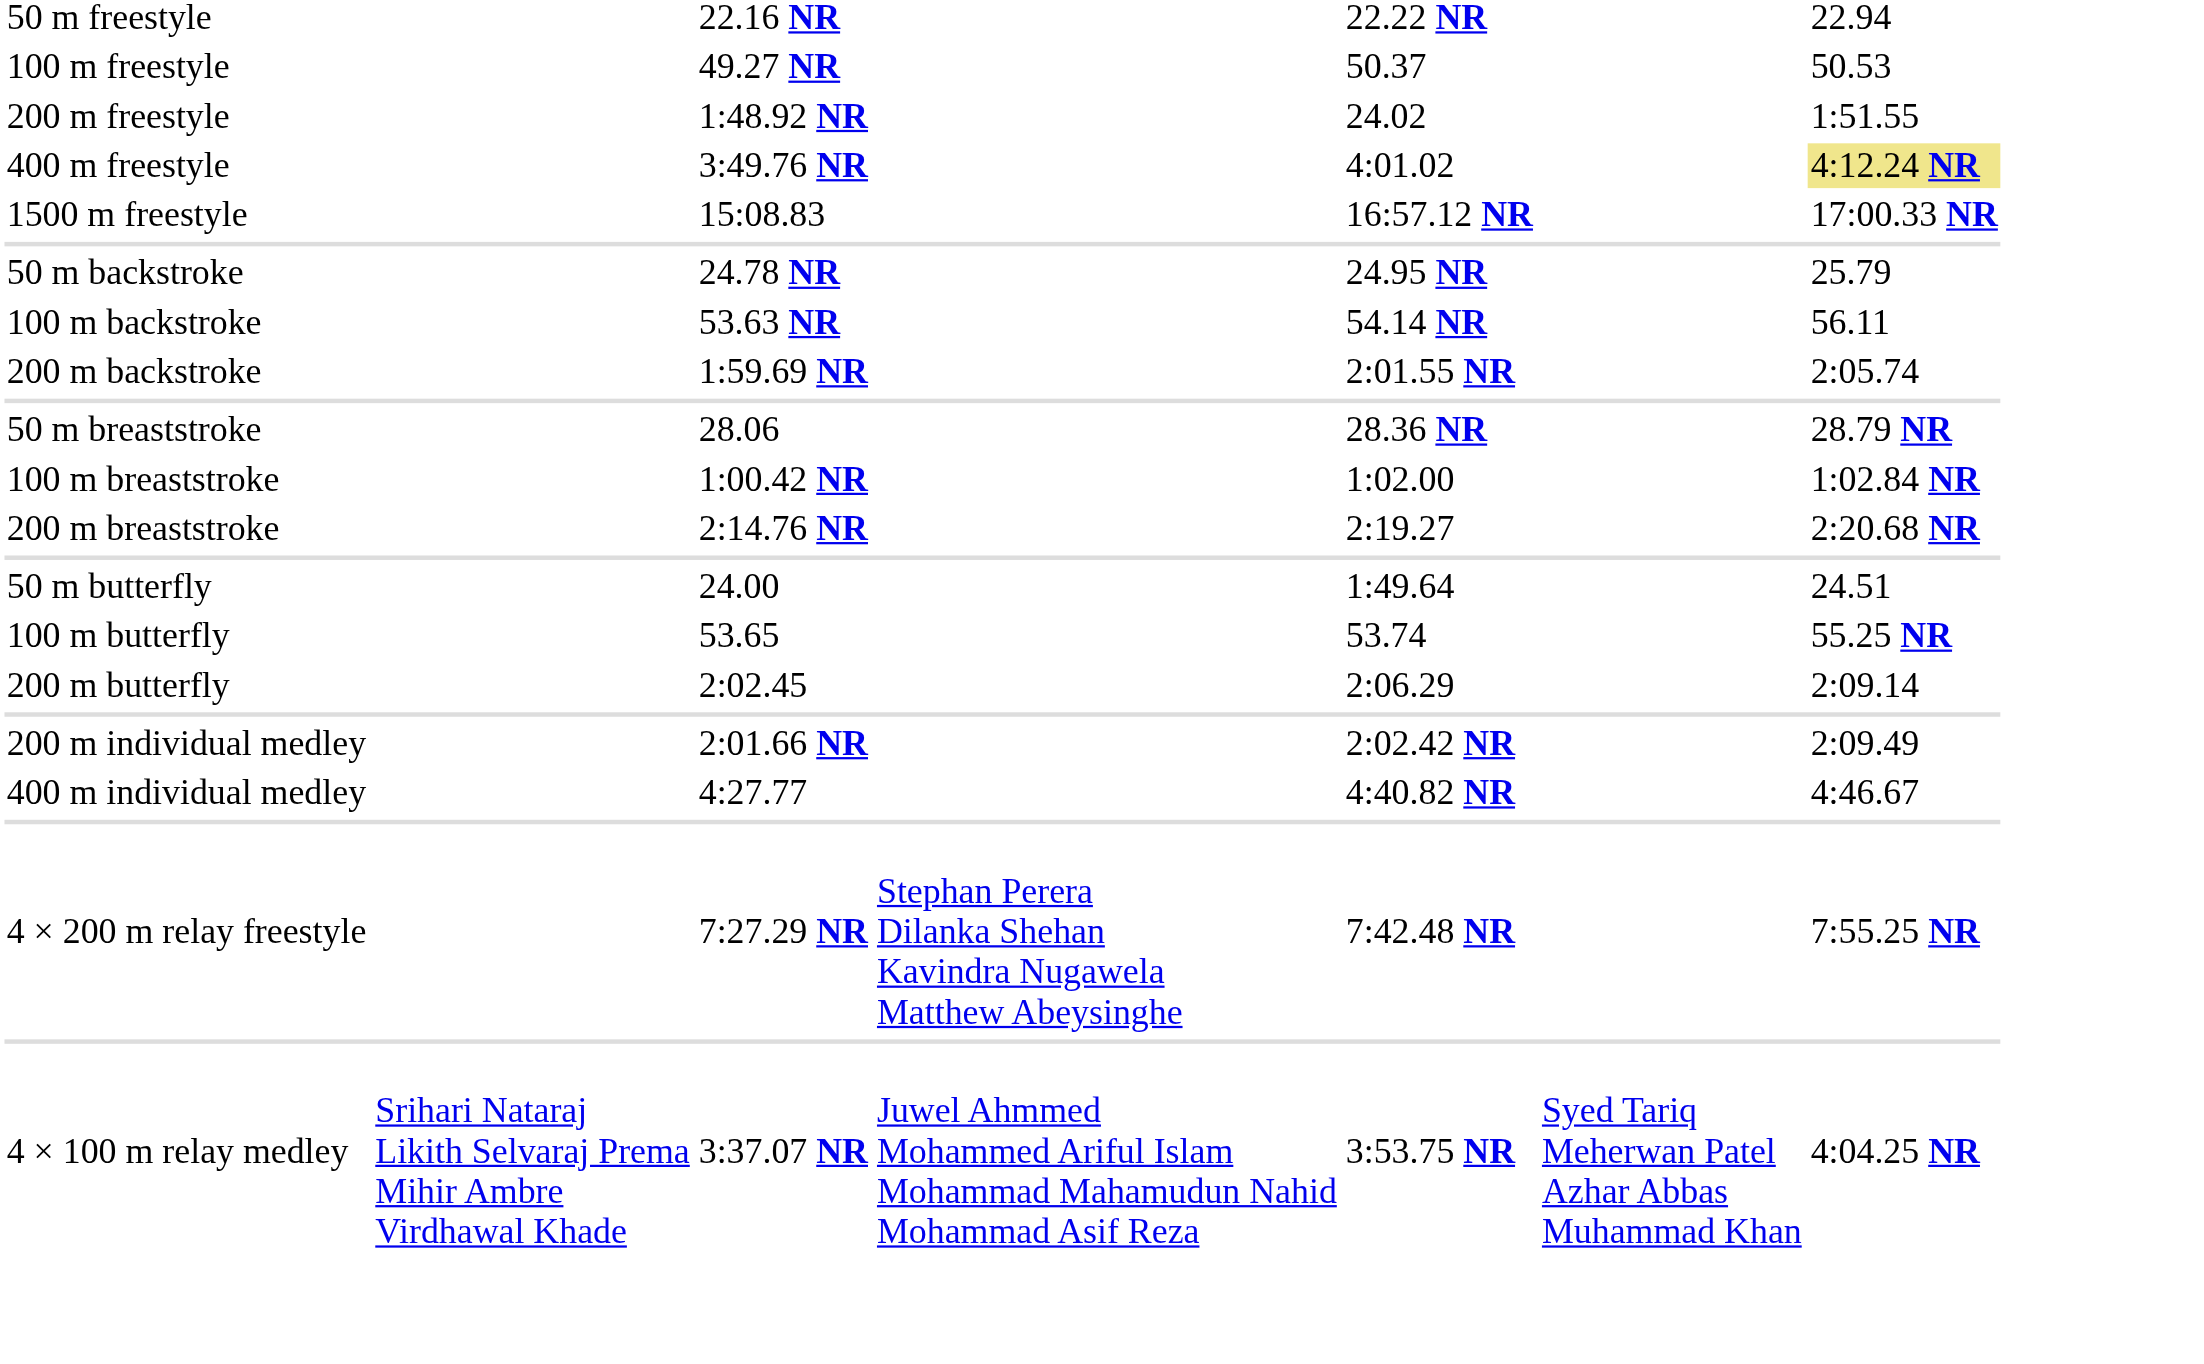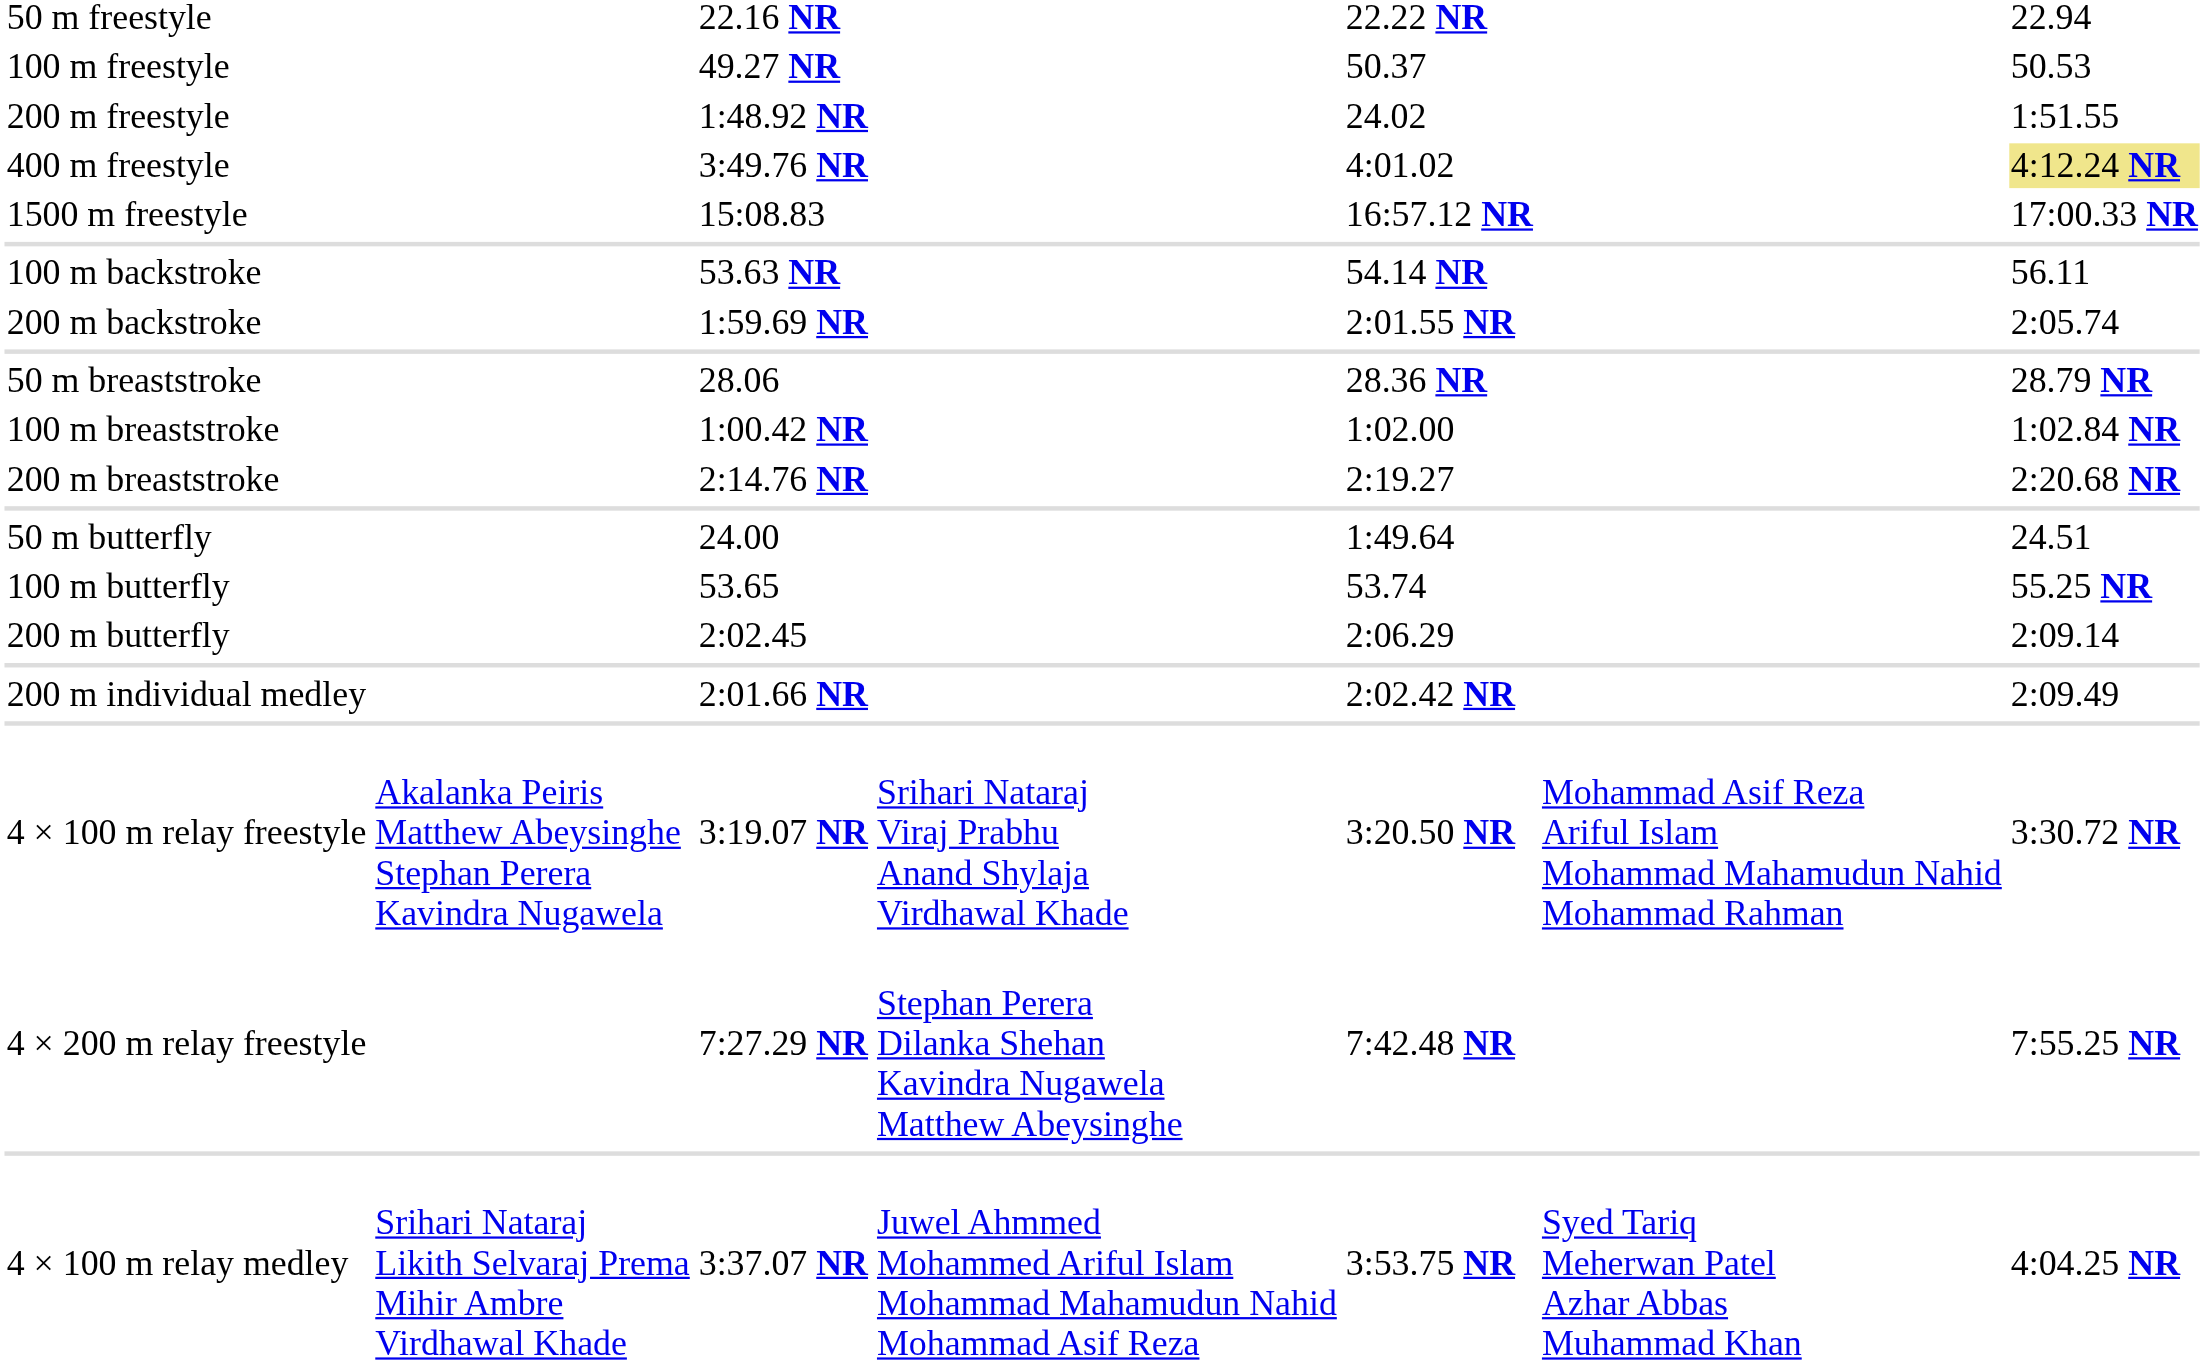- row: (125, 272)
- row: (186, 792)
+ row: (187, 832)
